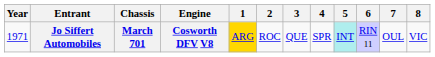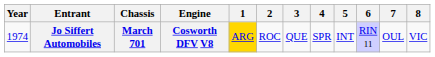(17, 37) 1971 -> (17, 37) 1974
(345, 37) paleturquoise background -> (345, 37) no background
